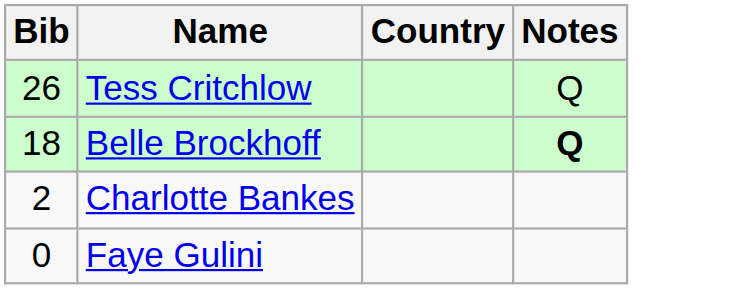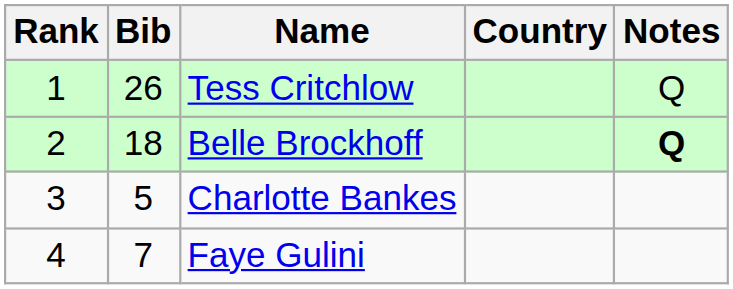+ column: (56, 32)
(41, 198) 2 -> (143, 198) 5
(41, 254) 0 -> (143, 254) 7
